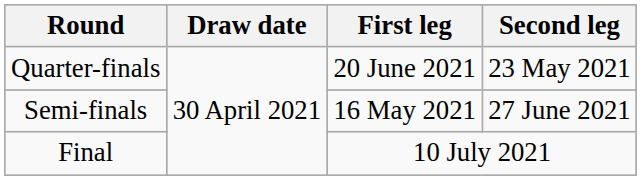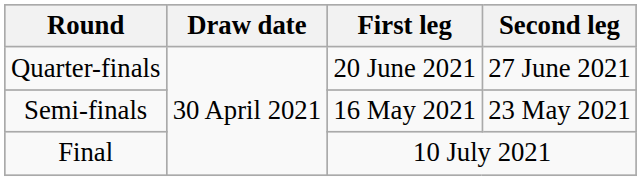(559, 68) 23 May 2021 -> (559, 68) 27 June 2021
(559, 110) 27 June 2021 -> (559, 110) 23 May 2021
